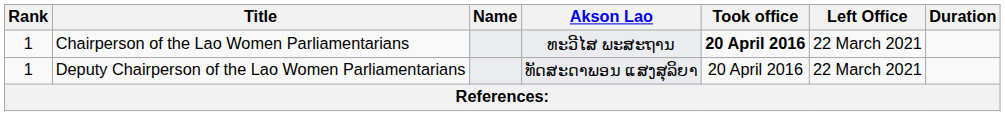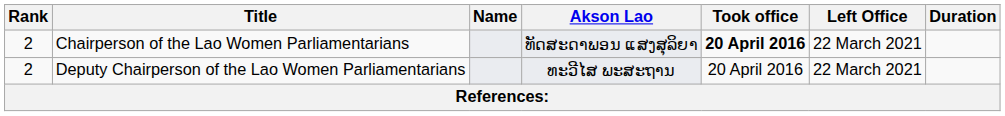(28, 43) 1 -> (28, 43) 2
(611, 44) ທະວີໄສ ພະສະຖານ -> (611, 44) ທັດສະດາພອນ ແສງສຸລິຍາ
(28, 70) 1 -> (28, 70) 2
(611, 71) ທັດສະດາພອນ ແສງສຸລິຍາ -> (611, 71) ທະວີໄສ ພະສະຖານ
